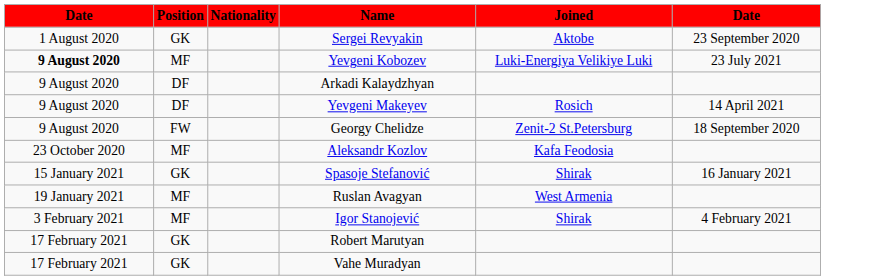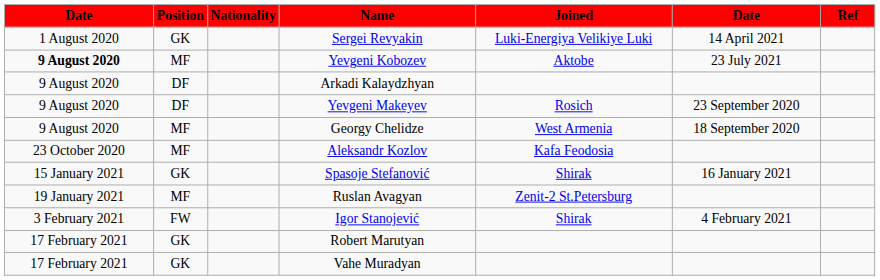+ column: (848, 16)
(574, 38) Aktobe -> (574, 38) Luki-Energiya Velikiye Luki
(746, 38) 23 September 2020 -> (746, 38) 14 April 2021
(574, 61) Luki-Energiya Velikiye Luki -> (574, 61) Aktobe
(746, 106) 14 April 2021 -> (746, 106) 23 September 2020
(180, 128) FW -> (180, 128) MF
(574, 128) Zenit-2 St.Petersburg -> (574, 128) West Armenia
(574, 196) West Armenia -> (574, 196) Zenit-2 St.Petersburg
(180, 219) MF -> (180, 219) FW
